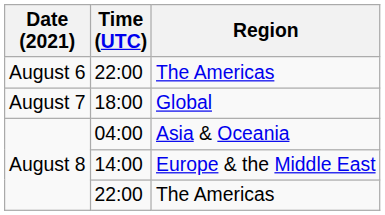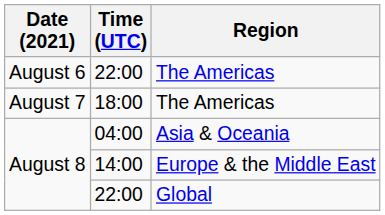(184, 103) Global -> (215, 103) The Americas
(215, 195) The Americas -> (184, 195) Global
